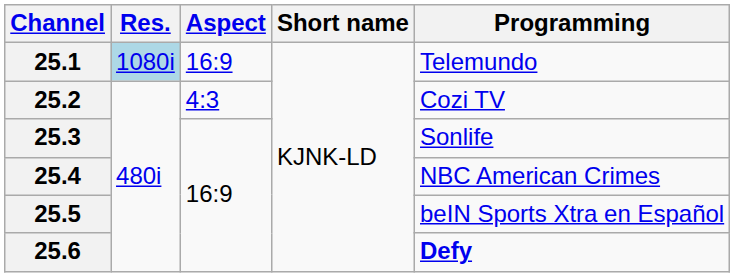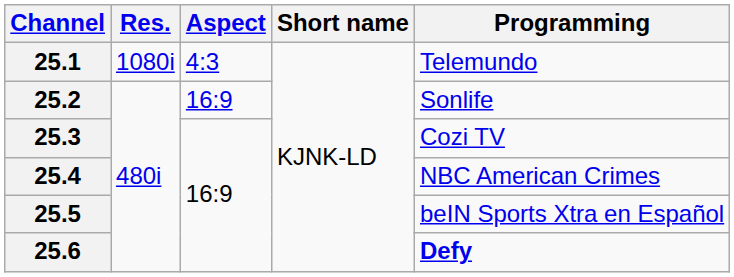(145, 61) lightblue background -> (145, 61) no background
(209, 61) 16:9 -> (203, 61) 4:3
(203, 99) 4:3 -> (209, 99) 16:9
(462, 99) Cozi TV -> (457, 99) Sonlife
(457, 137) Sonlife -> (462, 137) Cozi TV
